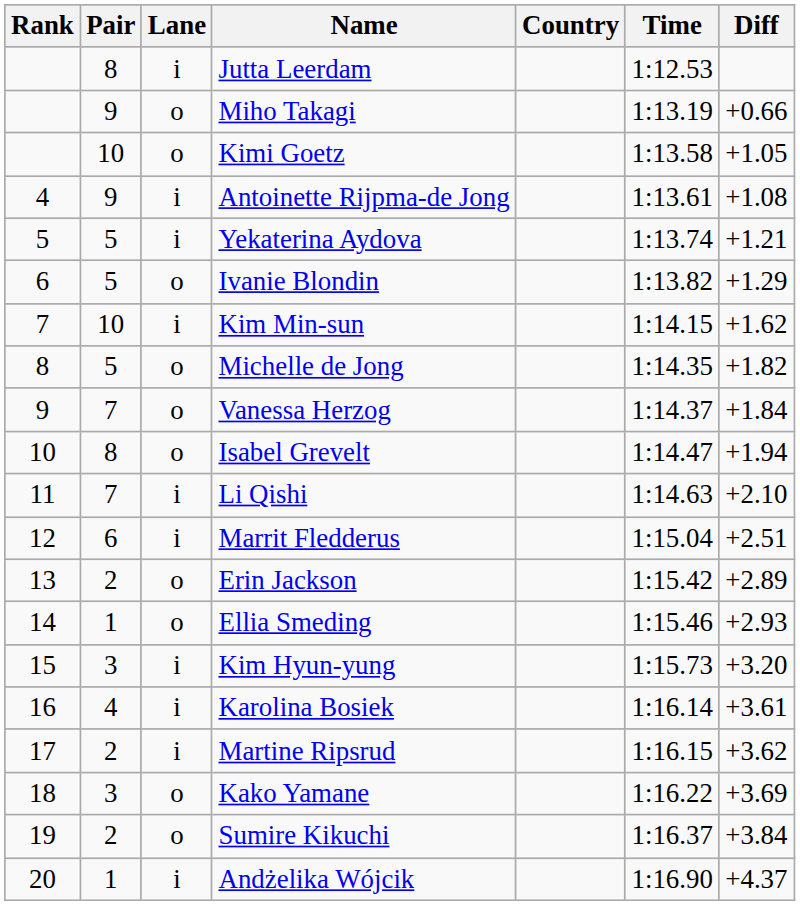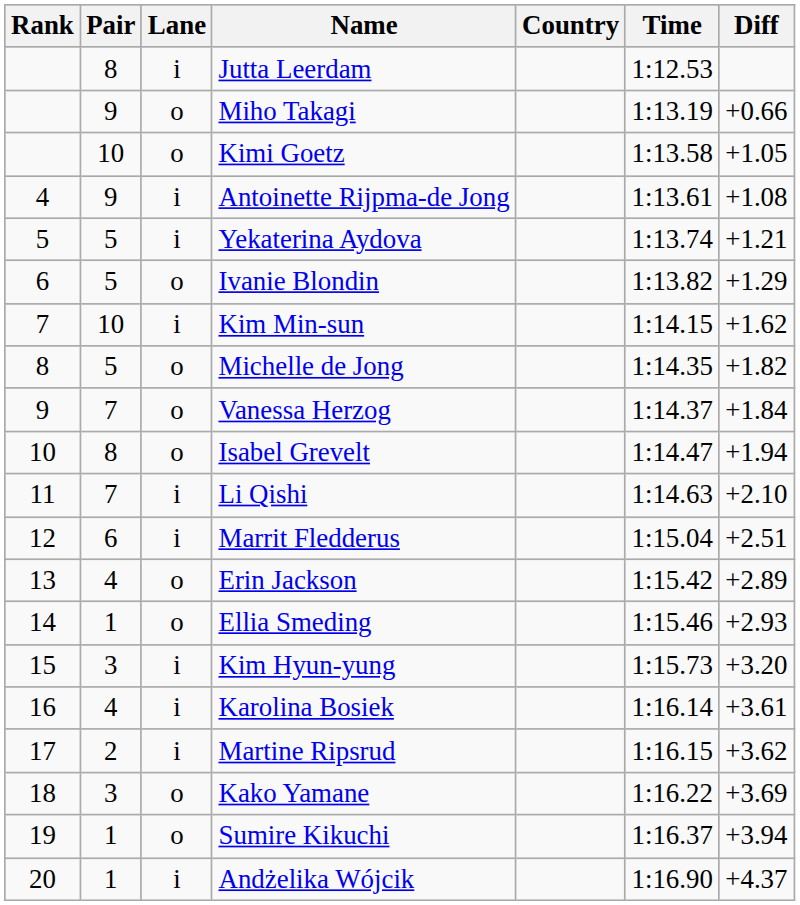(111, 580) 2 -> (111, 580) 4
(111, 835) 2 -> (111, 835) 1
(756, 835) +3.84 -> (756, 835) +3.94
